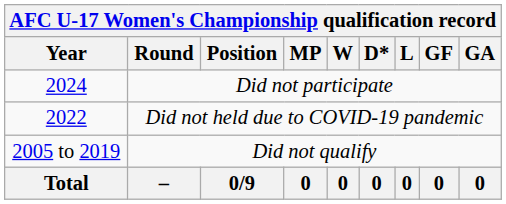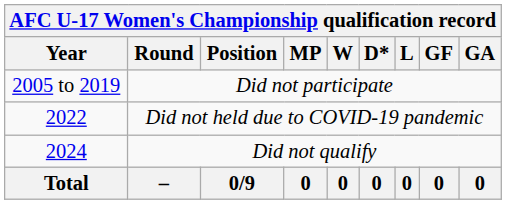(66, 85) 2024 -> (66, 85) 2005 to 2019
(66, 150) 2005 to 2019 -> (66, 150) 2024
